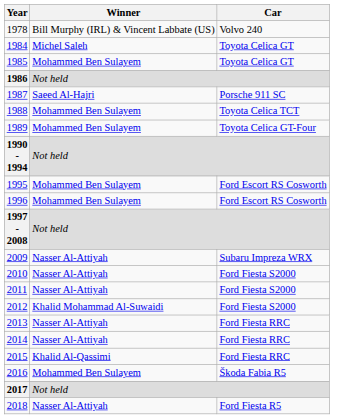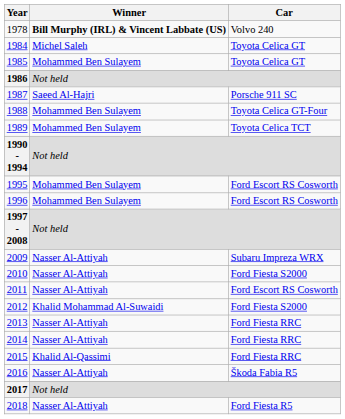(123, 29) normal -> (129, 29) bold
(259, 111) Toyota Celica TCT -> (279, 111) Toyota Celica GT-Four
(268, 128) Toyota Celica GT-Four -> (271, 128) Toyota Celica TCT
(258, 290) Ford Fiesta S2000 -> (284, 290) Ford Escort RS Cosworth
(87, 372) Mohammed Ben Sulayem -> (70, 372) Nasser Al-Attiyah
